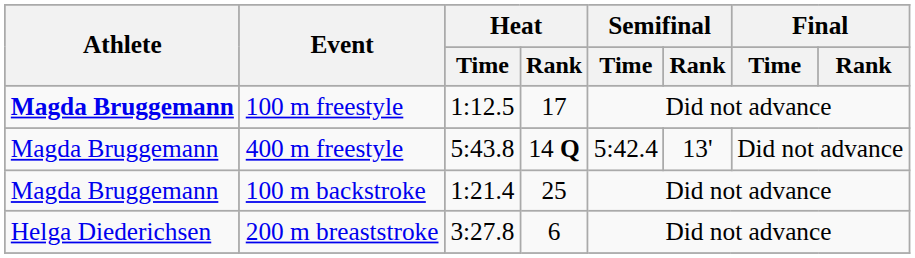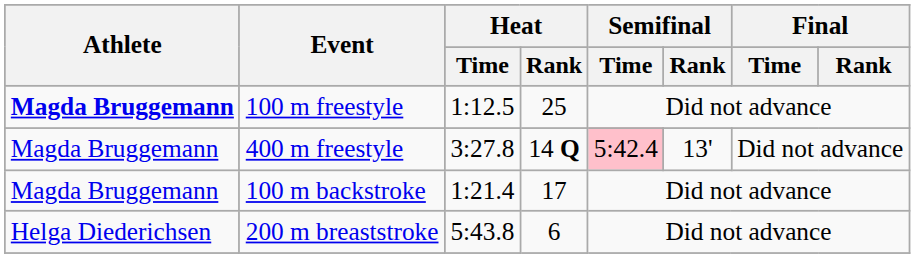(554, 107) 17 -> (554, 107) 25
(482, 148) 5:43.8 -> (482, 148) 3:27.8
(626, 148) no background -> (626, 148) pink background
(554, 190) 25 -> (554, 190) 17
(482, 232) 3:27.8 -> (482, 232) 5:43.8
